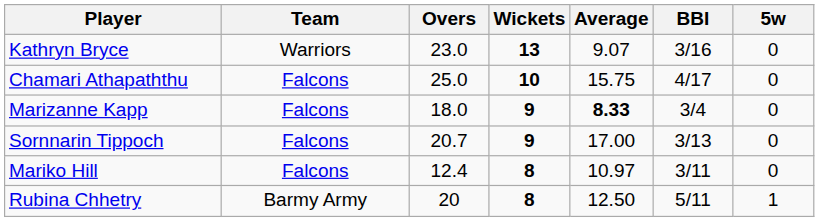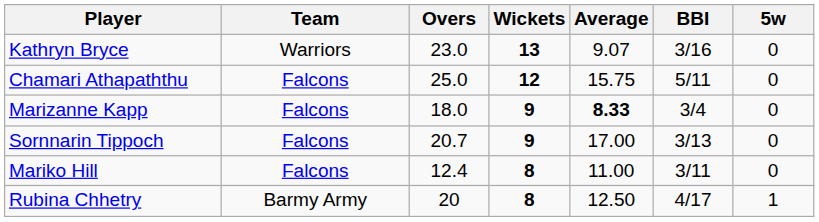(529, 79) 10 -> (529, 79) 12
(693, 79) 4/17 -> (693, 79) 5/11
(611, 170) 10.97 -> (611, 170) 11.00
(693, 200) 5/11 -> (693, 200) 4/17
